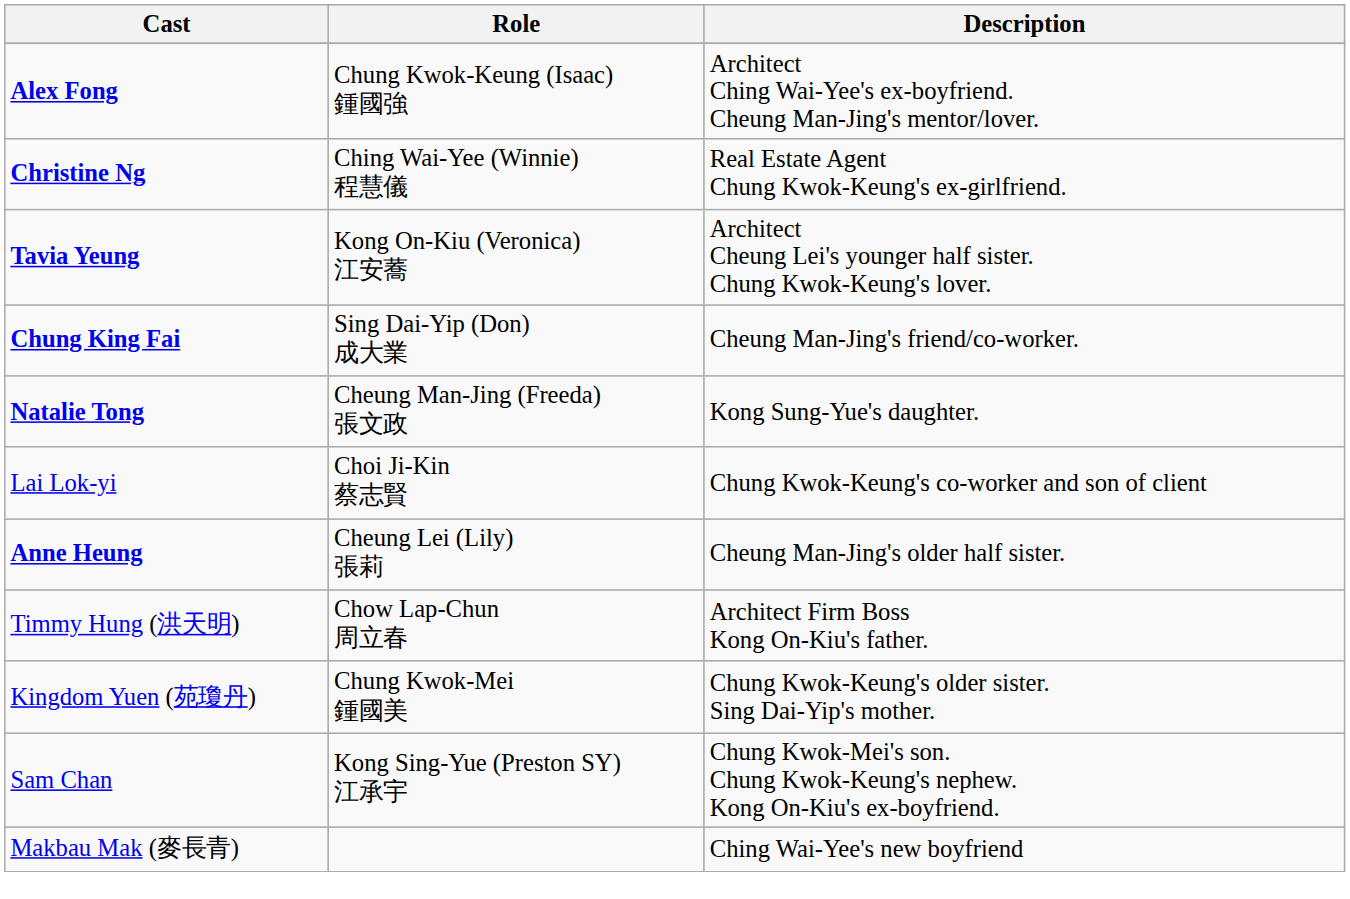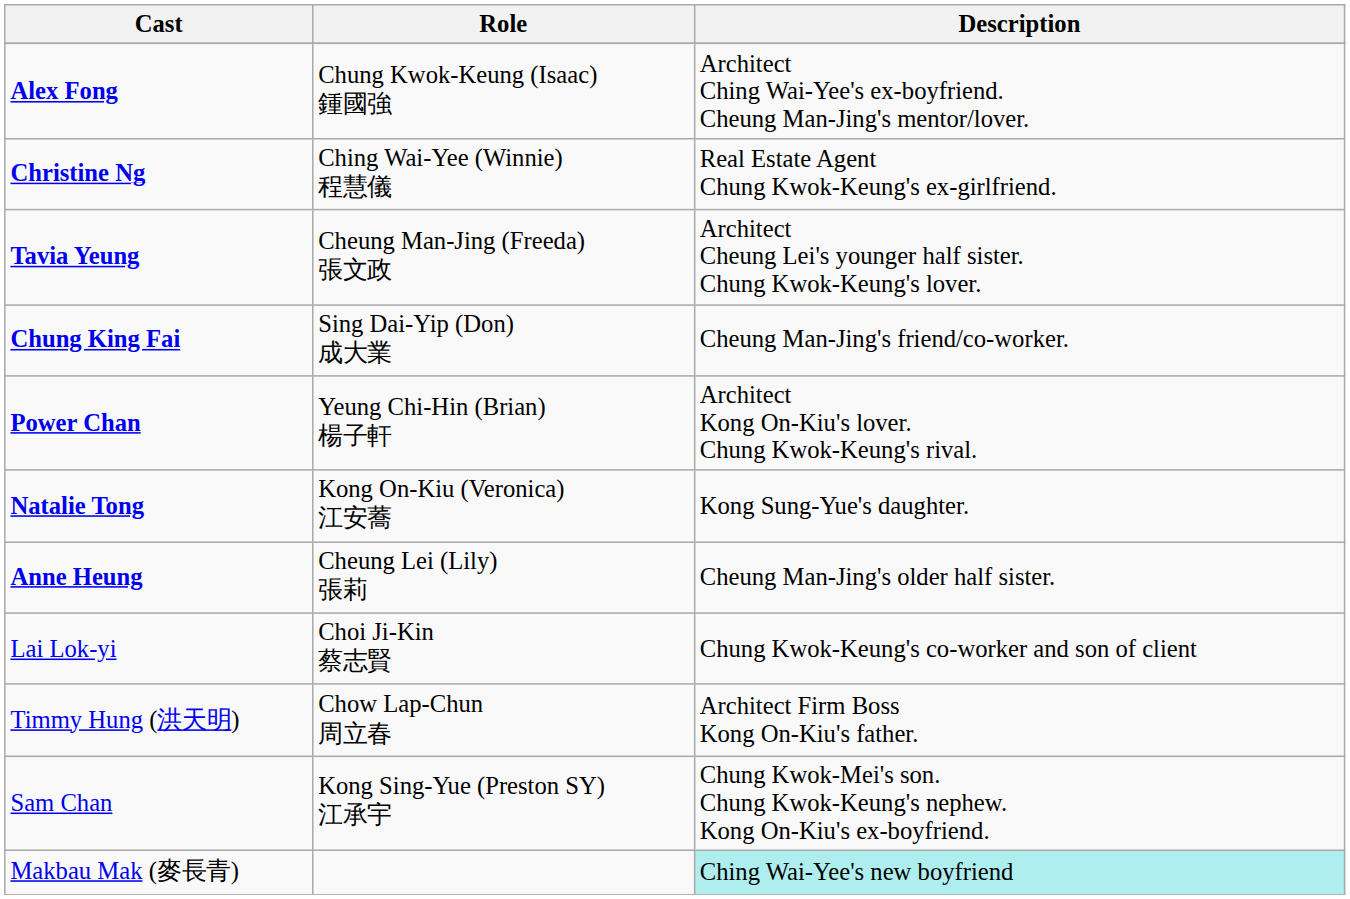(457, 255) Kong On-Kiu (Veronica) 江安蕎 -> (452, 255) Cheung Man-Jing (Freeda) 張文政
+ row: (76, 422)
(468, 409) Cheung Man-Jing (Freeda) 張文政 -> (441, 504) Kong On-Kiu (Veronica) 江安蕎
rows swapped: (77, 553) <-> (63, 482)
- row: (133, 696)
(867, 848) no background -> (857, 872) paleturquoise background
